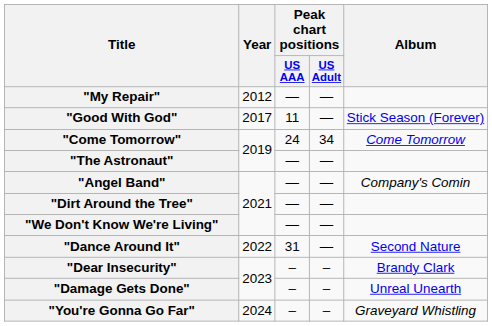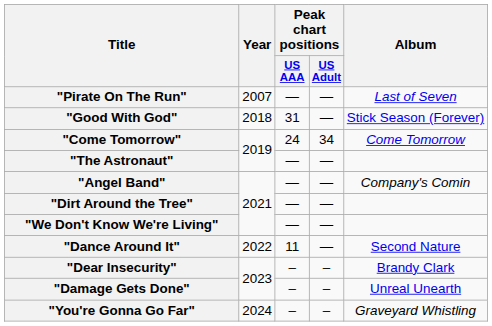+ row: (122, 97)
- row: (122, 97)
(257, 118) 2017 -> (257, 118) 2018
(292, 118) 11 -> (292, 118) 31
(292, 246) 31 -> (292, 246) 11
